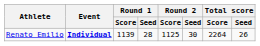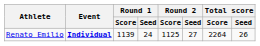(148, 34) 28 -> (148, 34) 24
(193, 34) 30 -> (193, 34) 27
